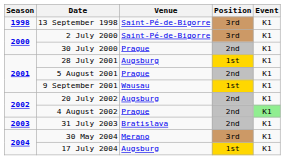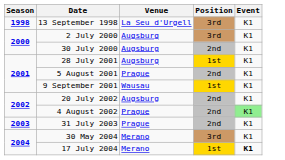(166, 23) Saint-Pé-de-Bigorre -> (156, 23) La Seu d'Urgell
(166, 36) Saint-Pé-de-Bigorre -> (140, 36) Augsburg
(135, 49) Prague -> (140, 49) Augsburg
(145, 124) Bratislava -> (135, 124) Prague
(140, 149) Augsburg -> (135, 149) Merano
(267, 149) normal -> (248, 149) bold
